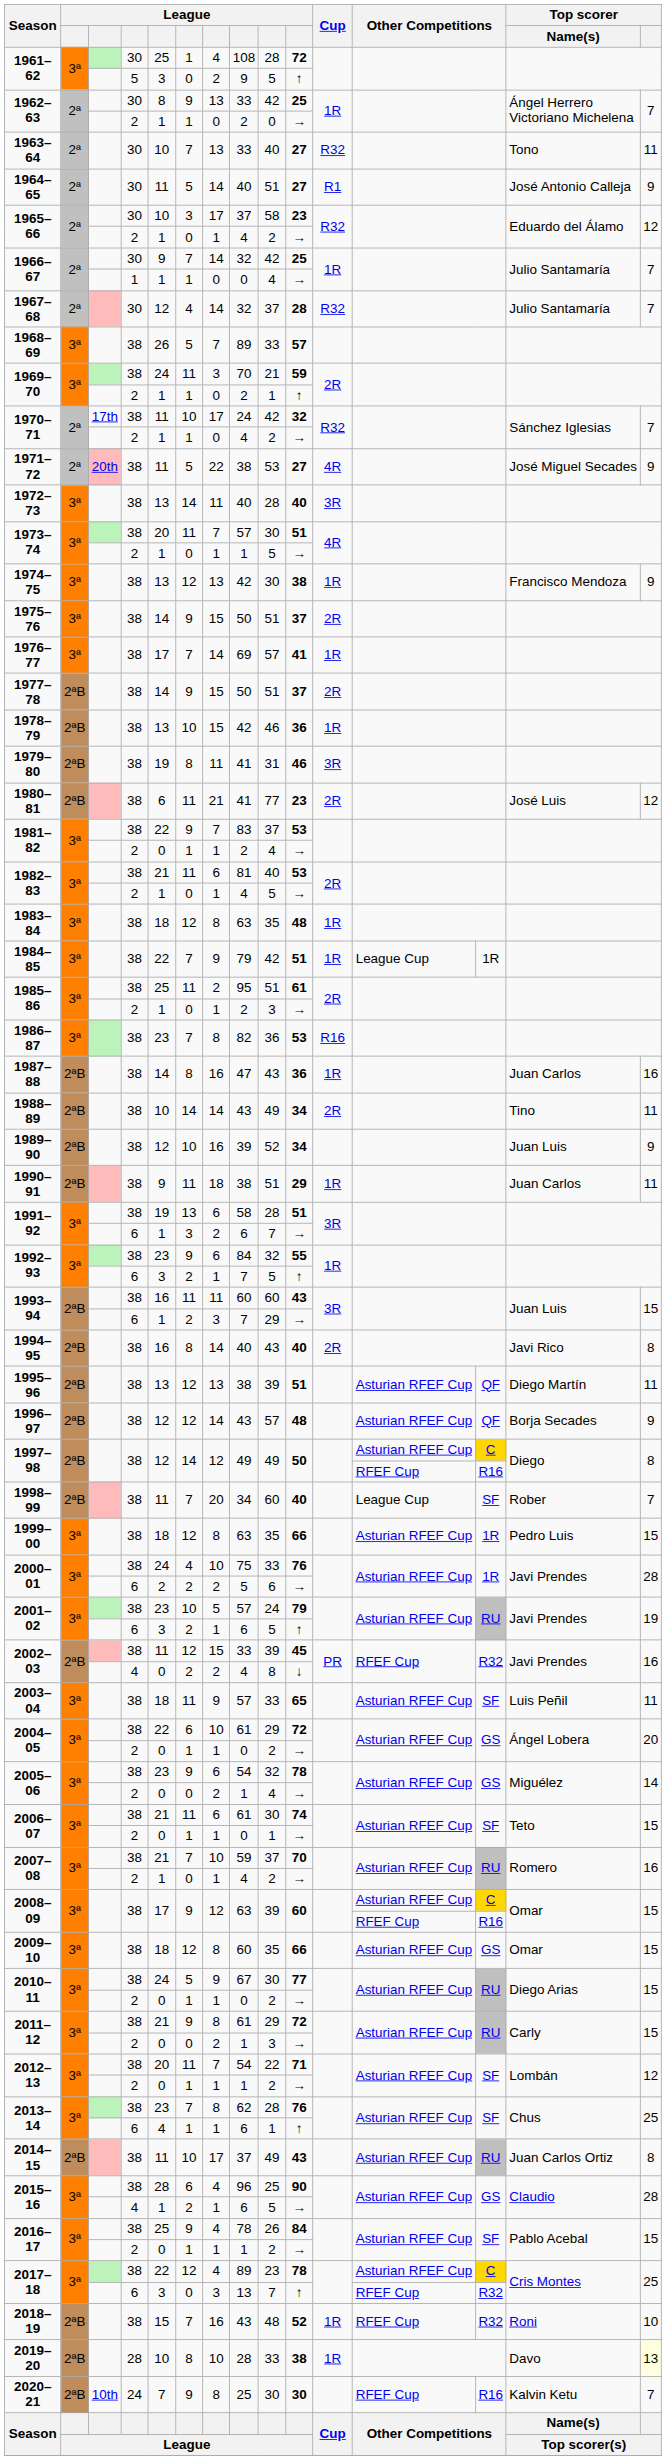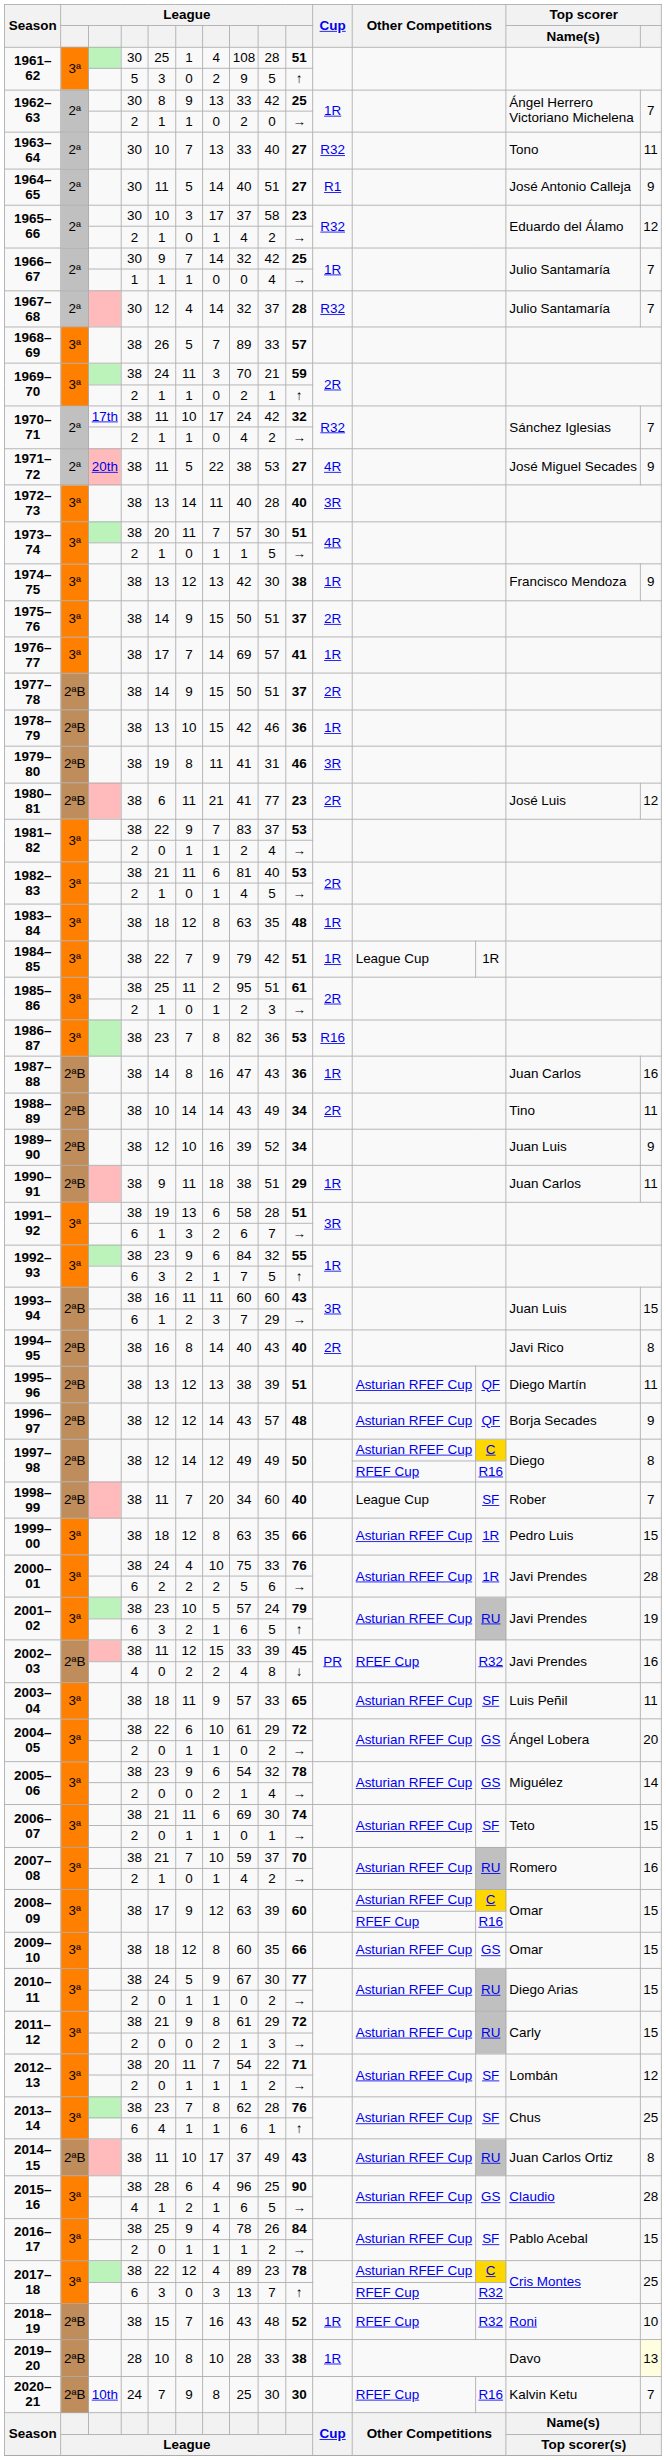(299, 57) 72 -> (299, 57) 51
(244, 1815) 61 -> (244, 1815) 69
